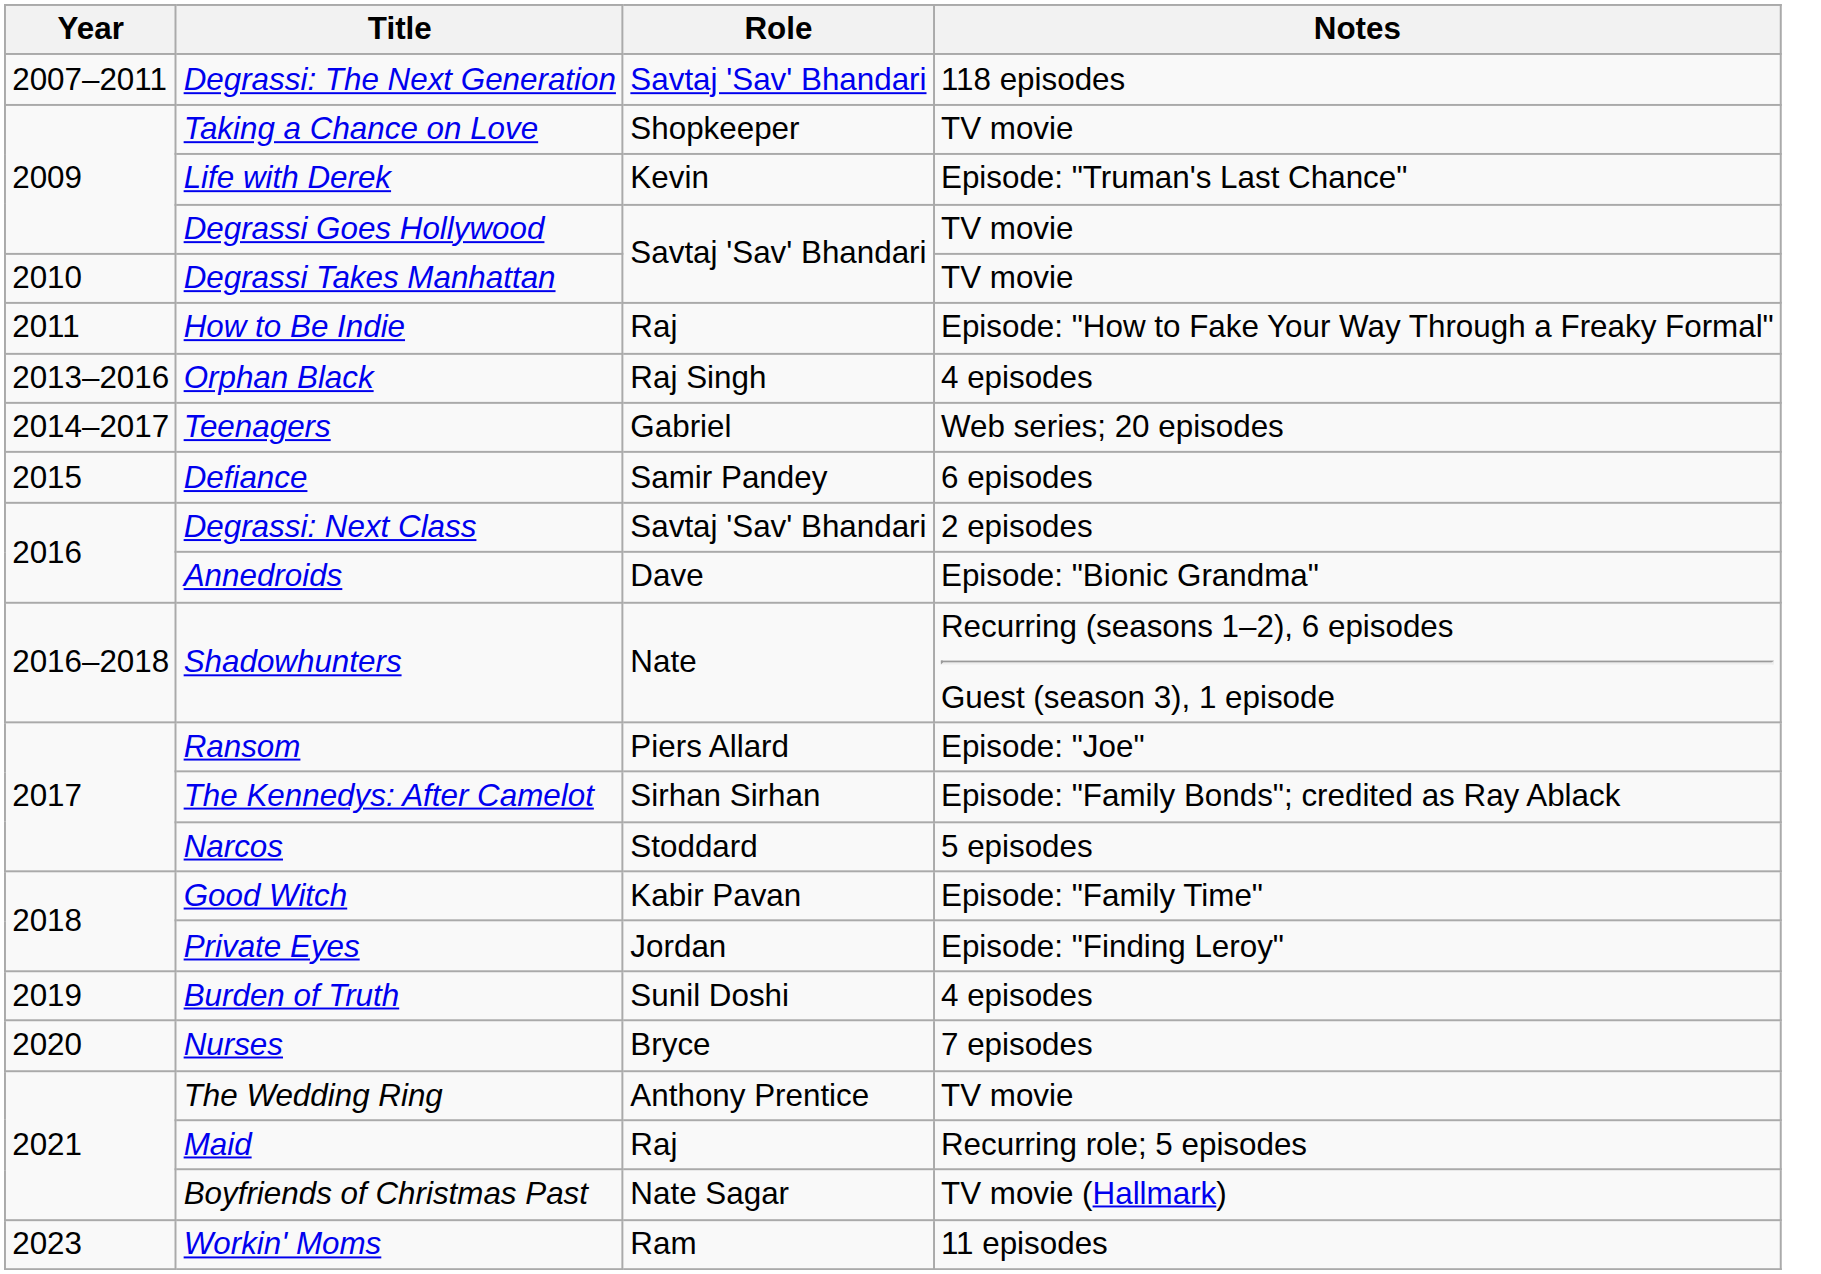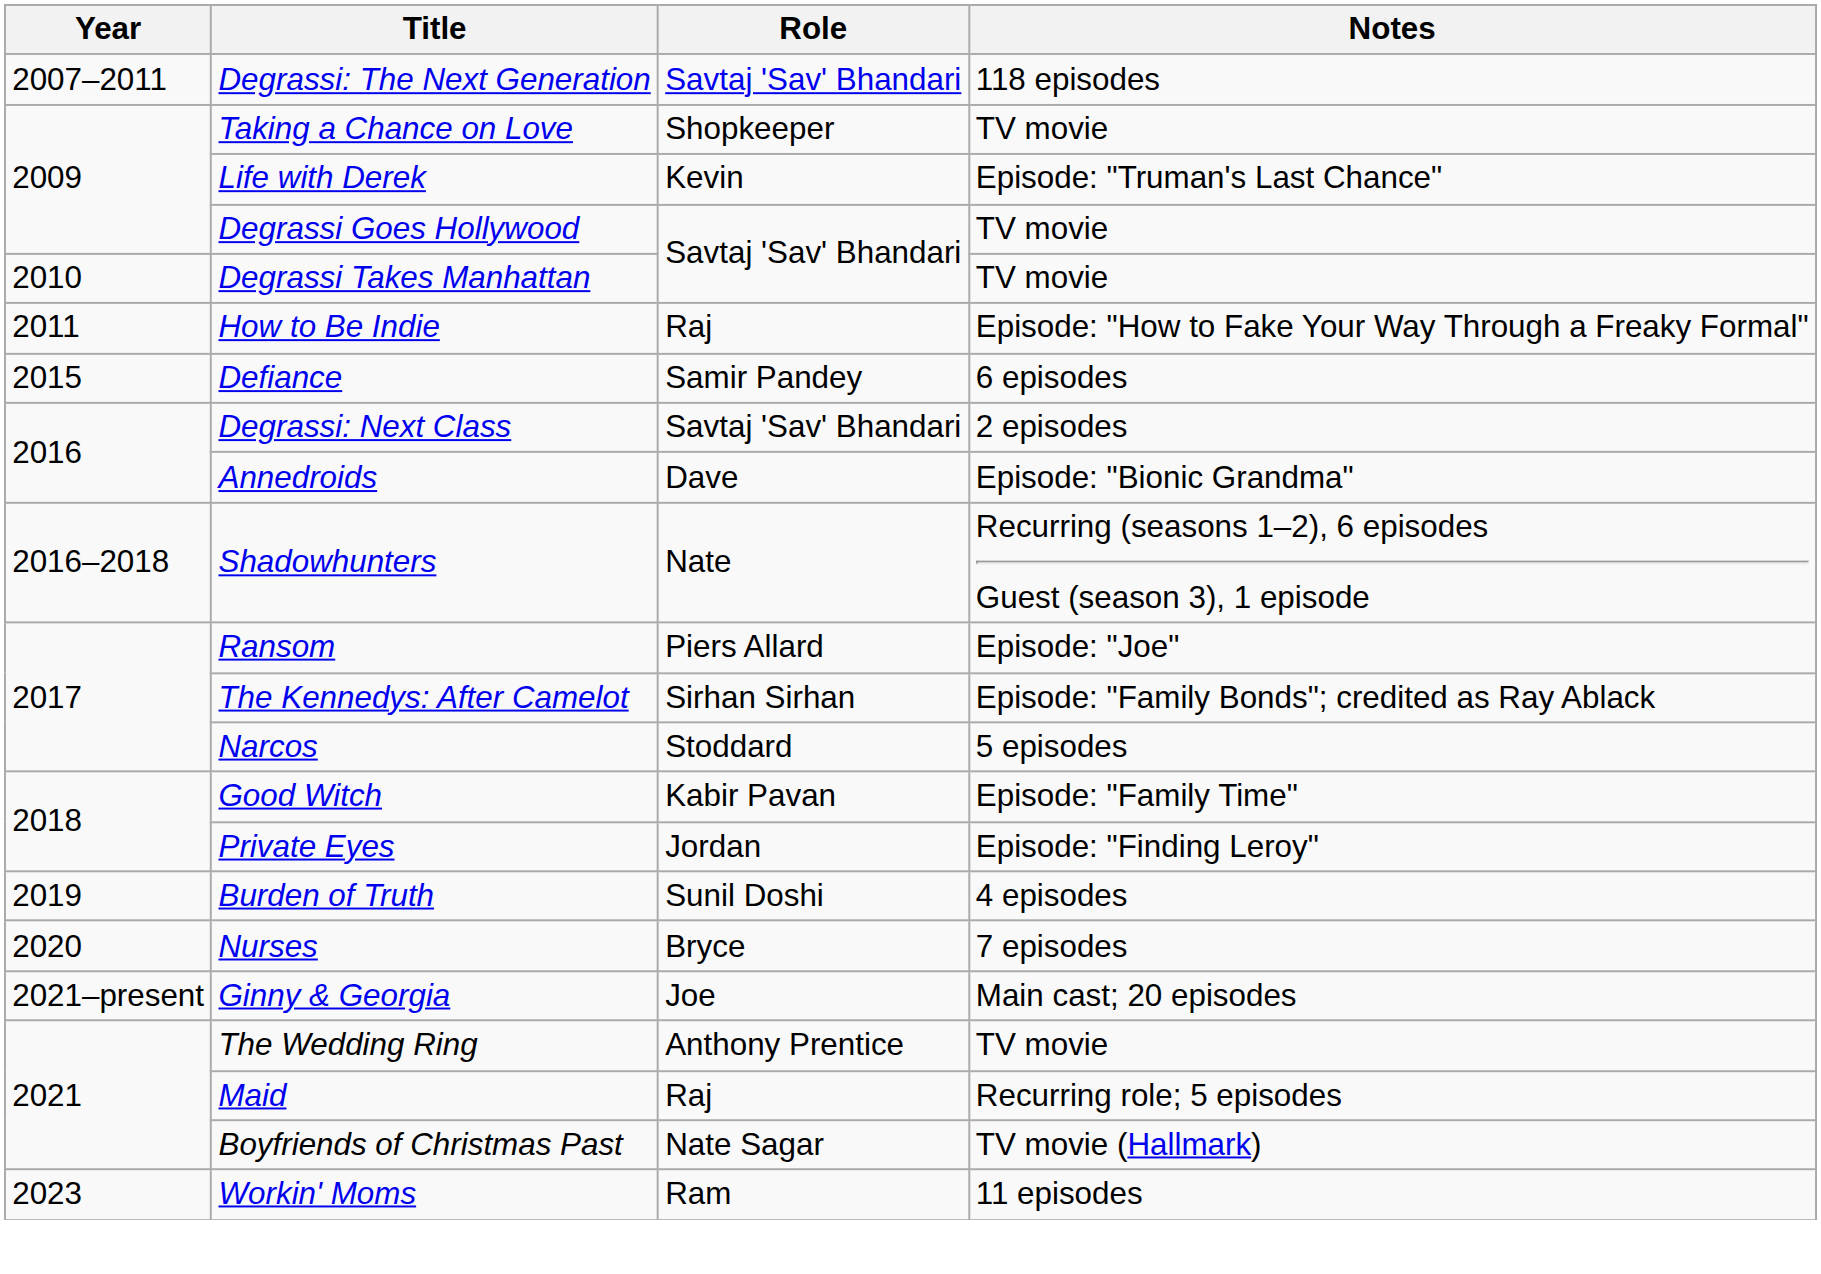- row: (279, 377)
- row: (257, 427)
+ row: (334, 995)
